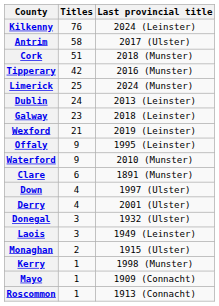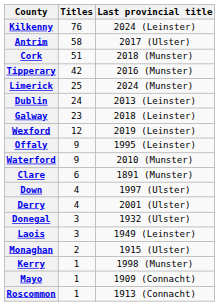(77, 130) 21 -> (77, 130) 12
